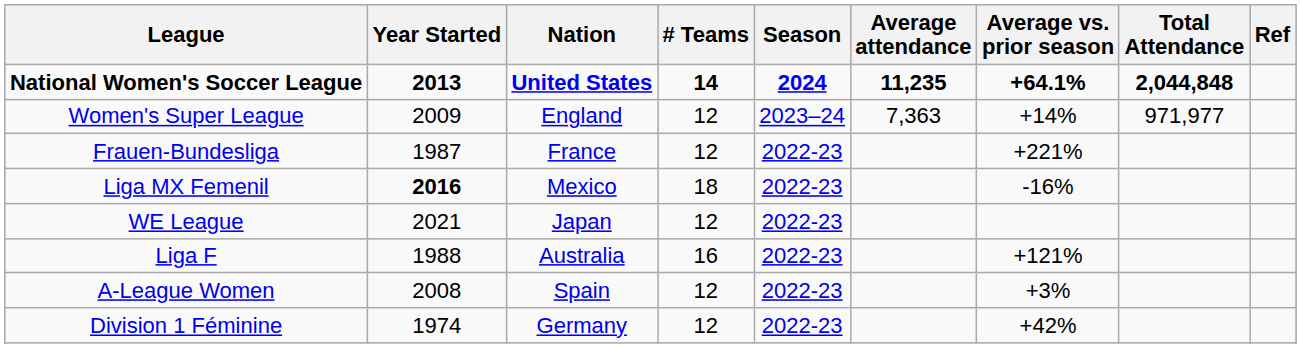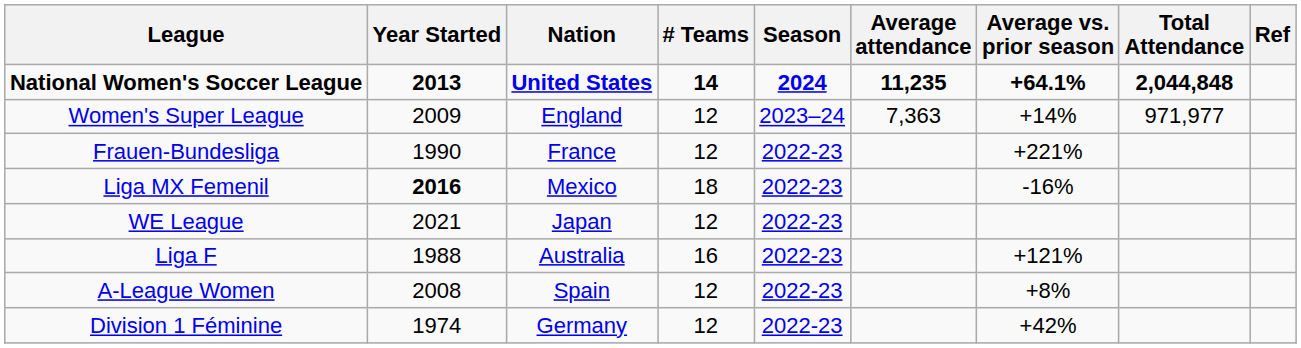(437, 151) 1987 -> (437, 151) 1990
(1048, 291) +3% -> (1048, 291) +8%
